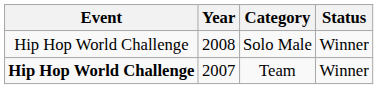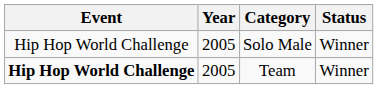(219, 44) 2008 -> (219, 44) 2005
(219, 70) 2007 -> (219, 70) 2005
